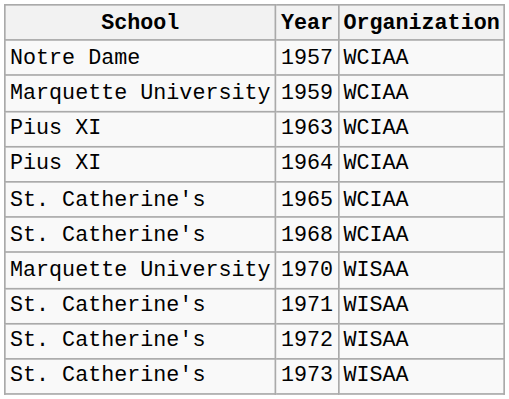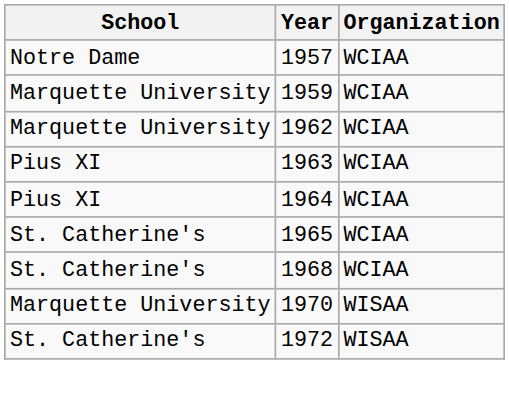+ row: (307, 129)
- row: (307, 306)
- row: (307, 376)
